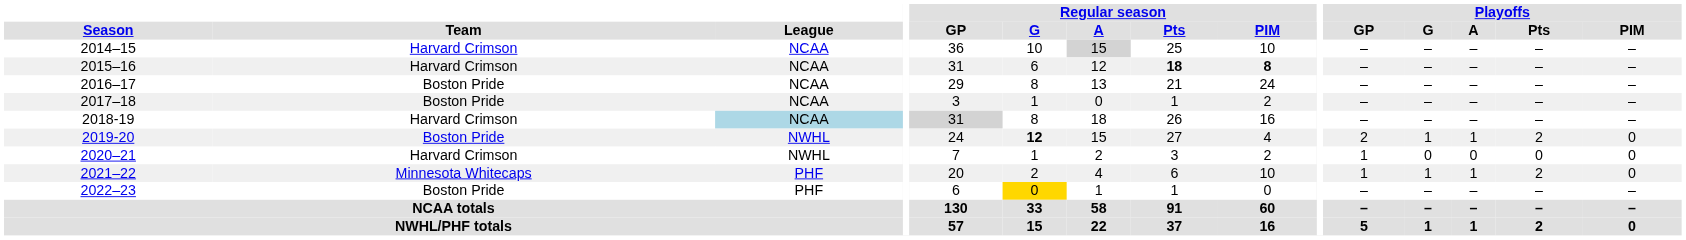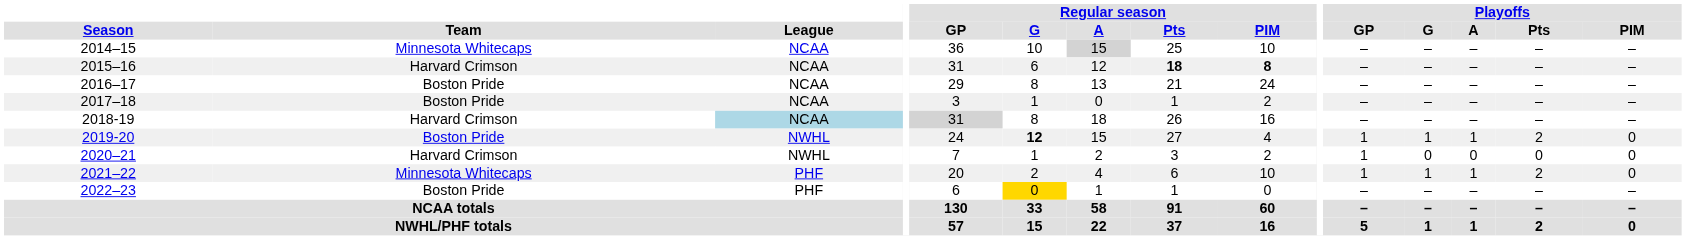(464, 48) Harvard Crimson -> (464, 48) Minnesota Whitecaps
(1364, 137) 2 -> (1364, 137) 1
